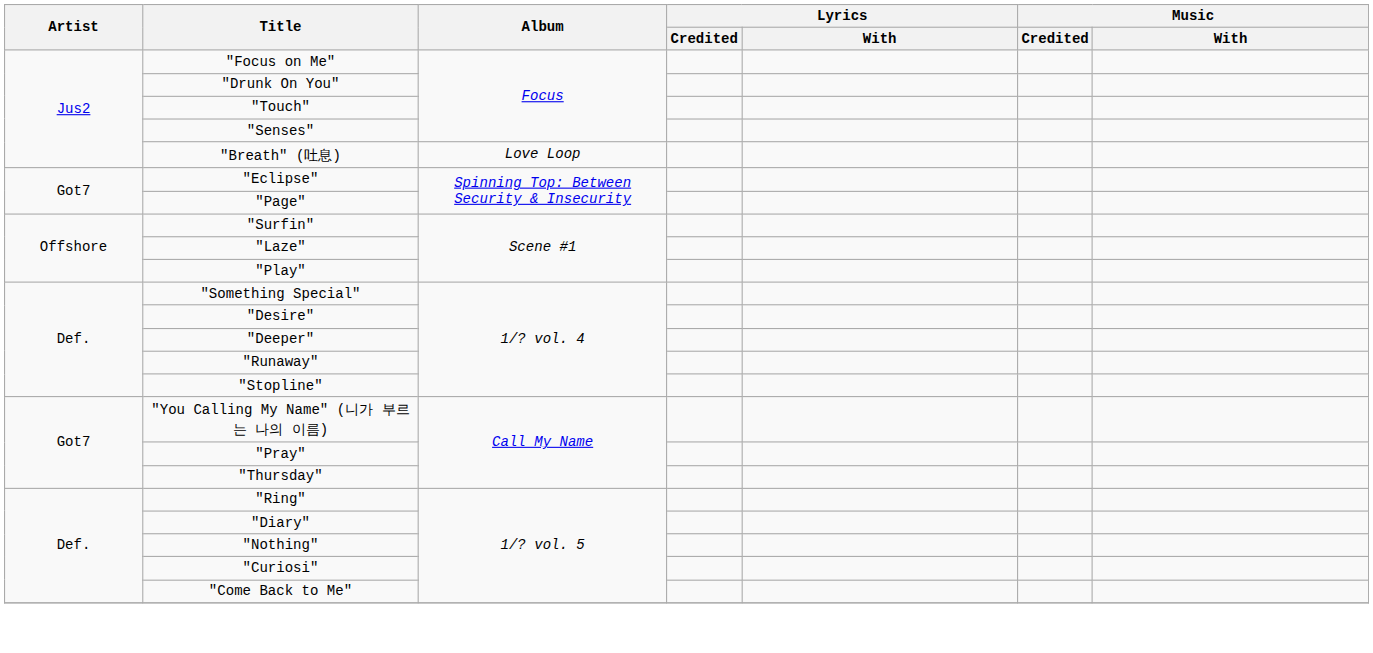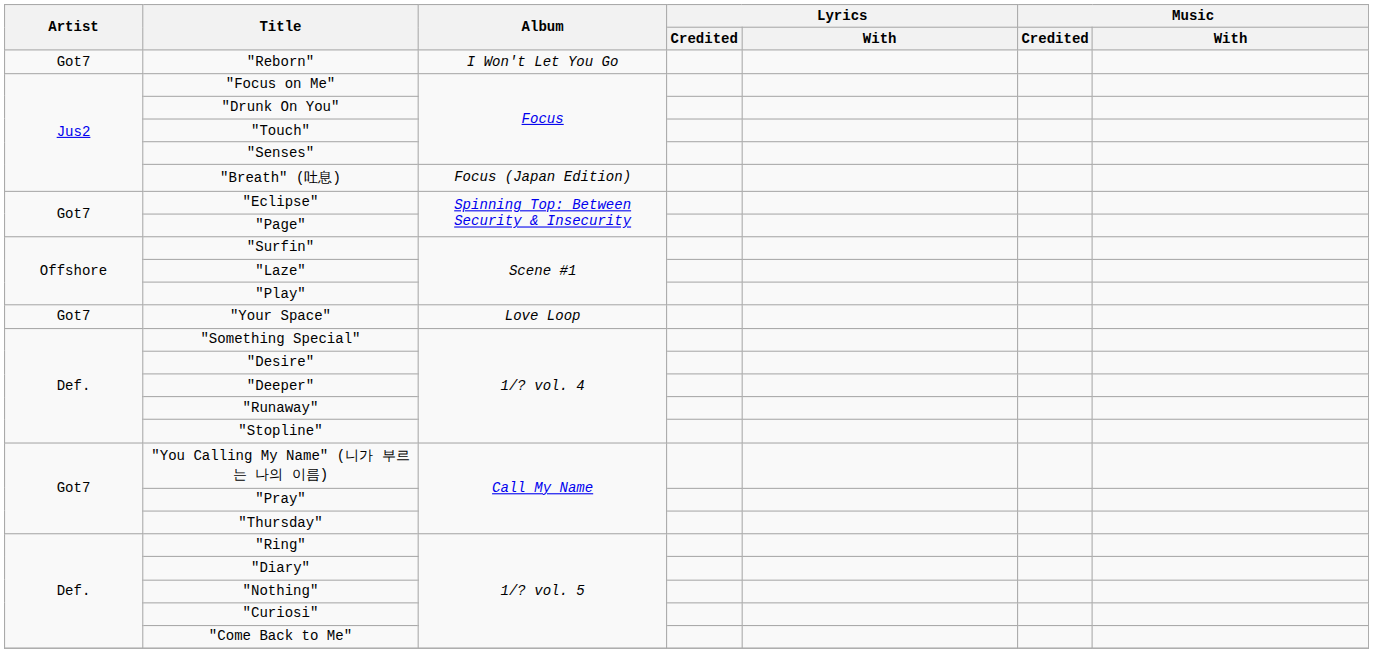+ row: (280, 62)
(543, 155) Love Loop -> (543, 178) Focus (Japan Edition)
+ row: (280, 317)
